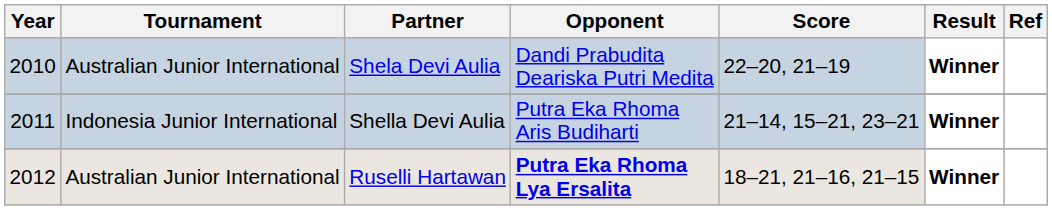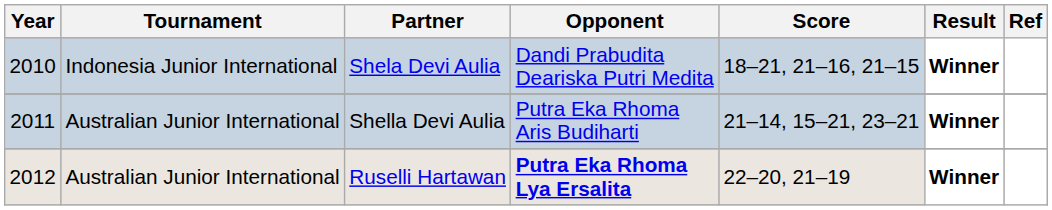(202, 66) Australian Junior International -> (201, 66) Indonesia Junior International
(787, 66) 22–20, 21–19 -> (821, 66) 18–21, 21–16, 21–15
(201, 122) Indonesia Junior International -> (202, 122) Australian Junior International
(821, 177) 18–21, 21–16, 21–15 -> (787, 177) 22–20, 21–19
